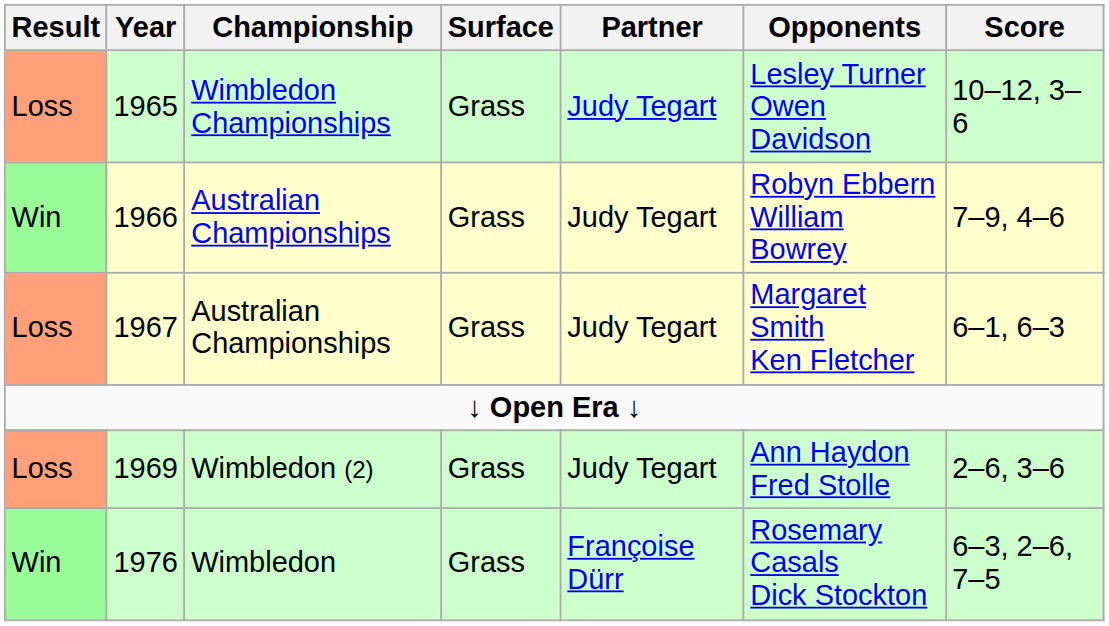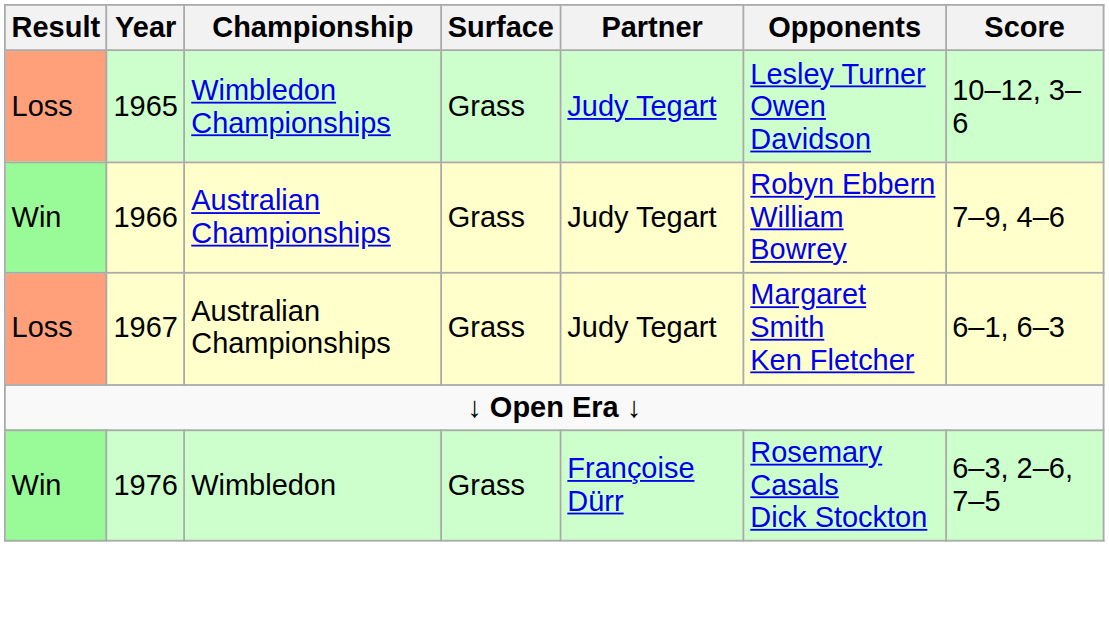- row: (146, 468)
